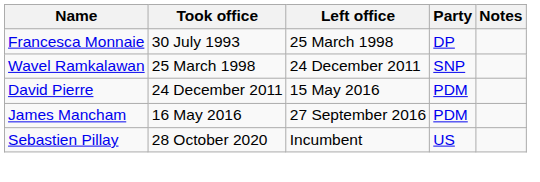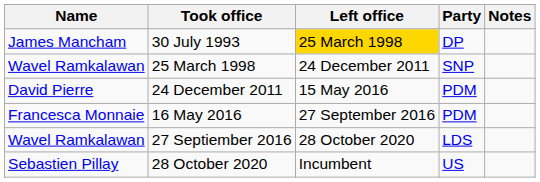(76, 41) Francesca Monnaie -> (67, 41) James Mancham
(342, 41) no background -> (350, 41) gold background
(67, 115) James Mancham -> (76, 115) Francesca Monnaie
+ row: (222, 139)
